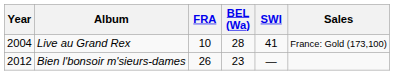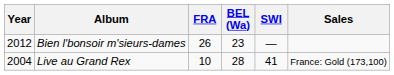rows swapped: (84, 43) <-> (111, 61)
